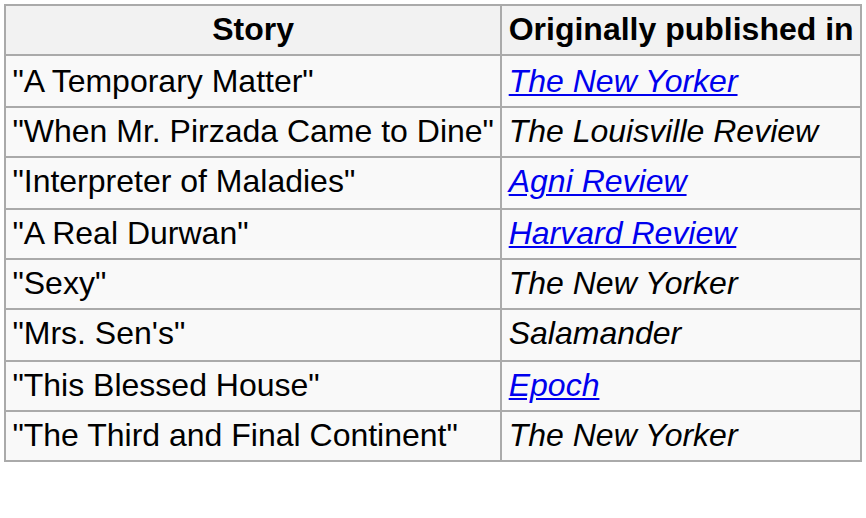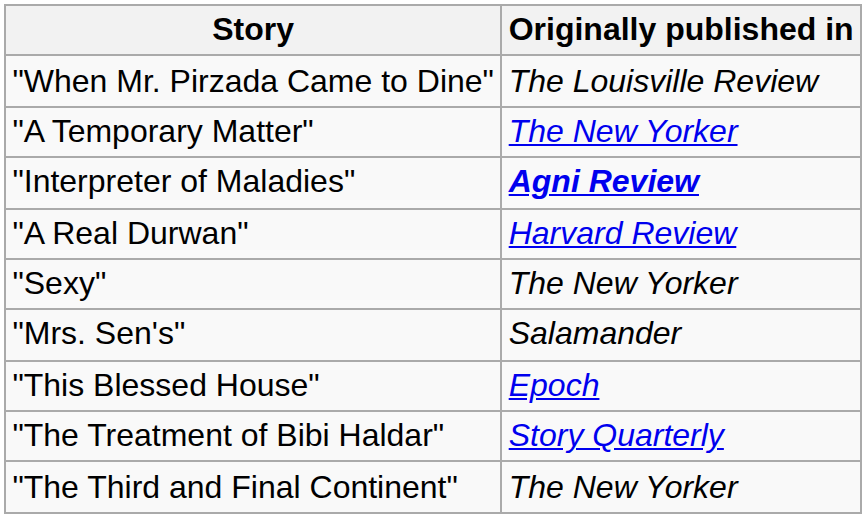rows swapped: (163, 80) <-> (253, 131)
(598, 182) normal -> (604, 182) bold
+ row: (228, 435)
